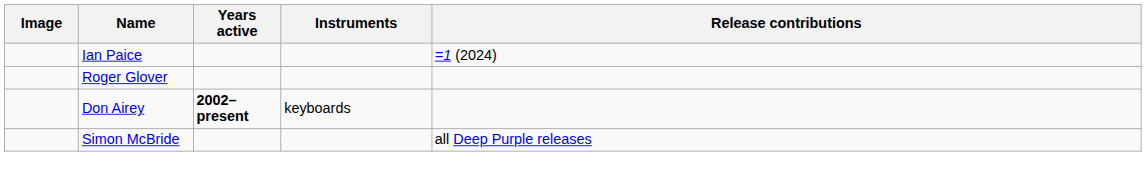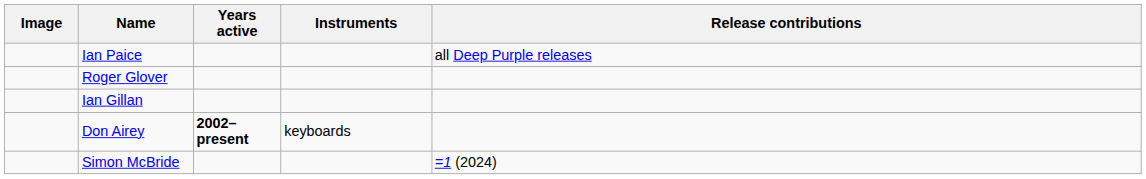(466, 54) =1 (2024) -> (513, 54) all Deep Purple releases
+ row: (112, 100)
(513, 139) all Deep Purple releases -> (466, 162) =1 (2024)
